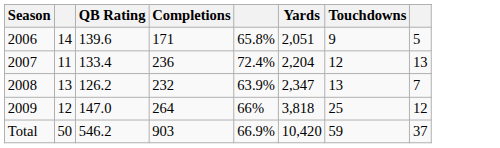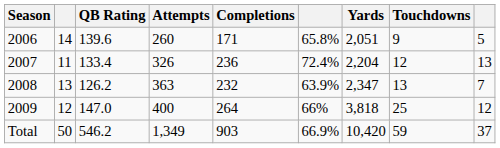+ column: (181, 16)
